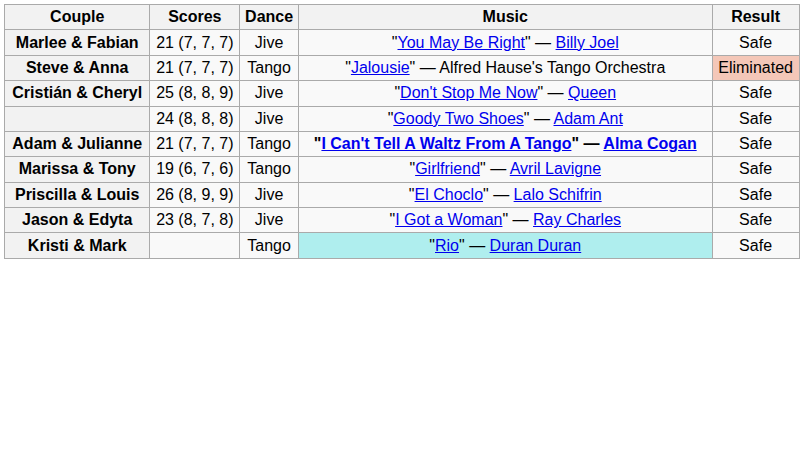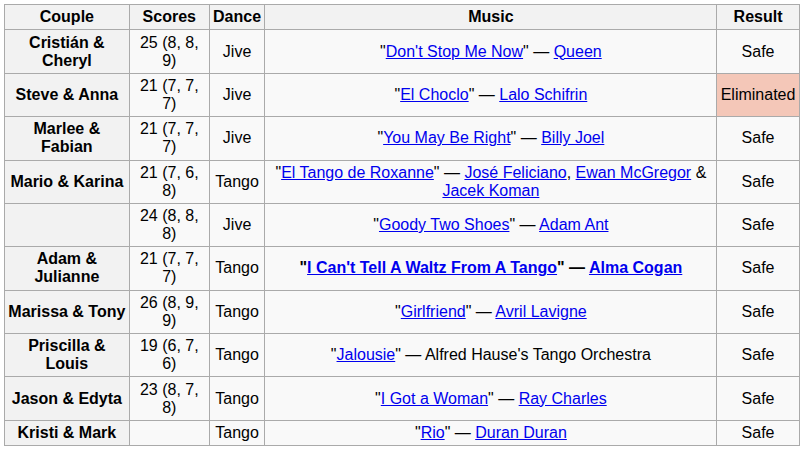rows swapped: (77, 42) <-> (77, 93)
(269, 67) Tango -> (237, 94) Jive
(505, 67) "Jalousie" — Alfred Hause's Tango Orchestra -> (491, 94) "El Choclo" — Lalo Schifrin
+ row: (67, 181)
(195, 169) 19 (6, 7, 6) -> (169, 311) 26 (8, 9, 9)
(195, 194) 26 (8, 9, 9) -> (169, 355) 19 (6, 7, 6)
(269, 194) Jive -> (237, 355) Tango
(505, 194) "El Choclo" — Lalo Schifrin -> (491, 355) "Jalousie" — Alfred Hause's Tango Orchestra
(269, 220) Jive -> (237, 398) Tango
(505, 245) paleturquoise background -> (491, 432) no background
